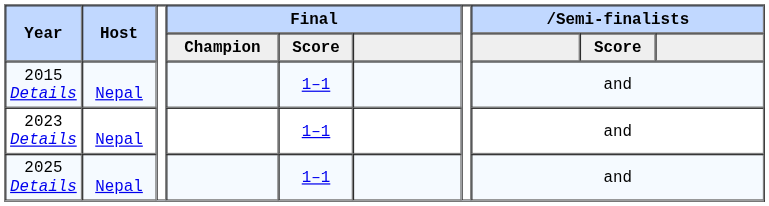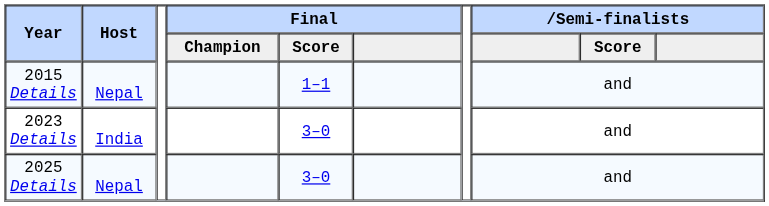(119, 140) Nepal -> (119, 140) India
(316, 131) 1–1 -> (316, 131) 3–0
(316, 177) 1–1 -> (316, 177) 3–0
